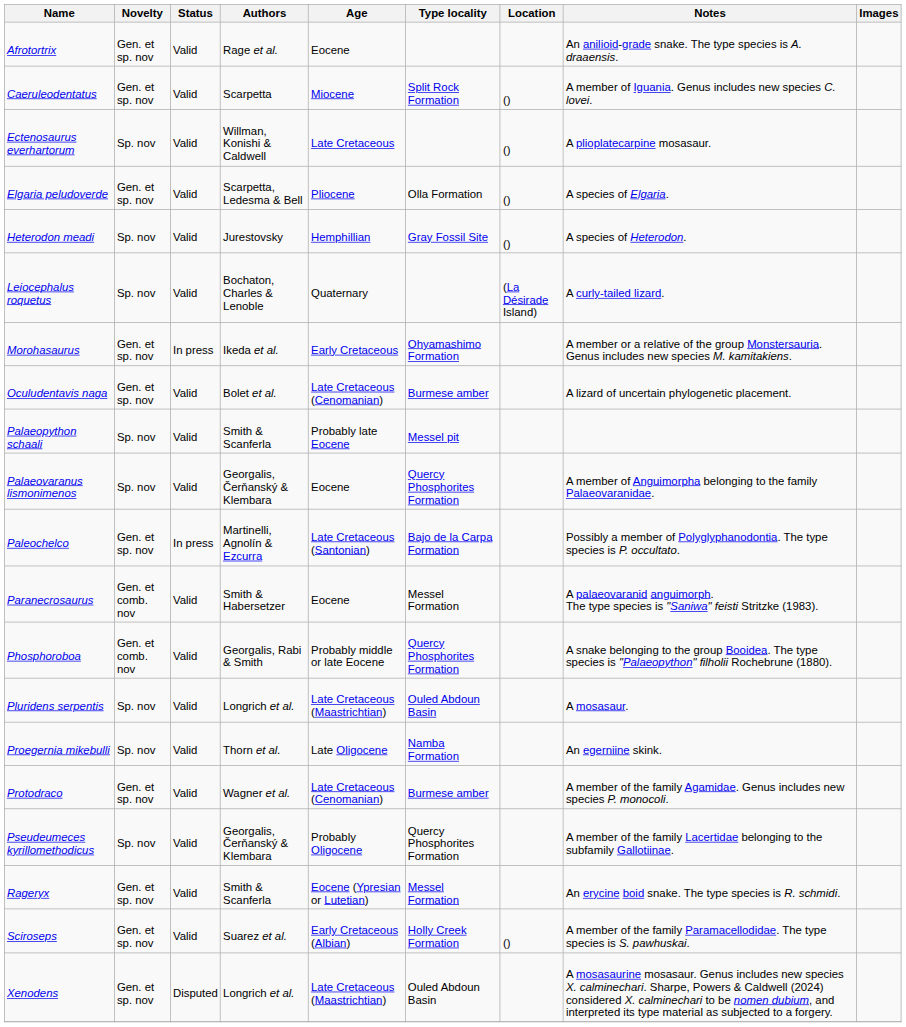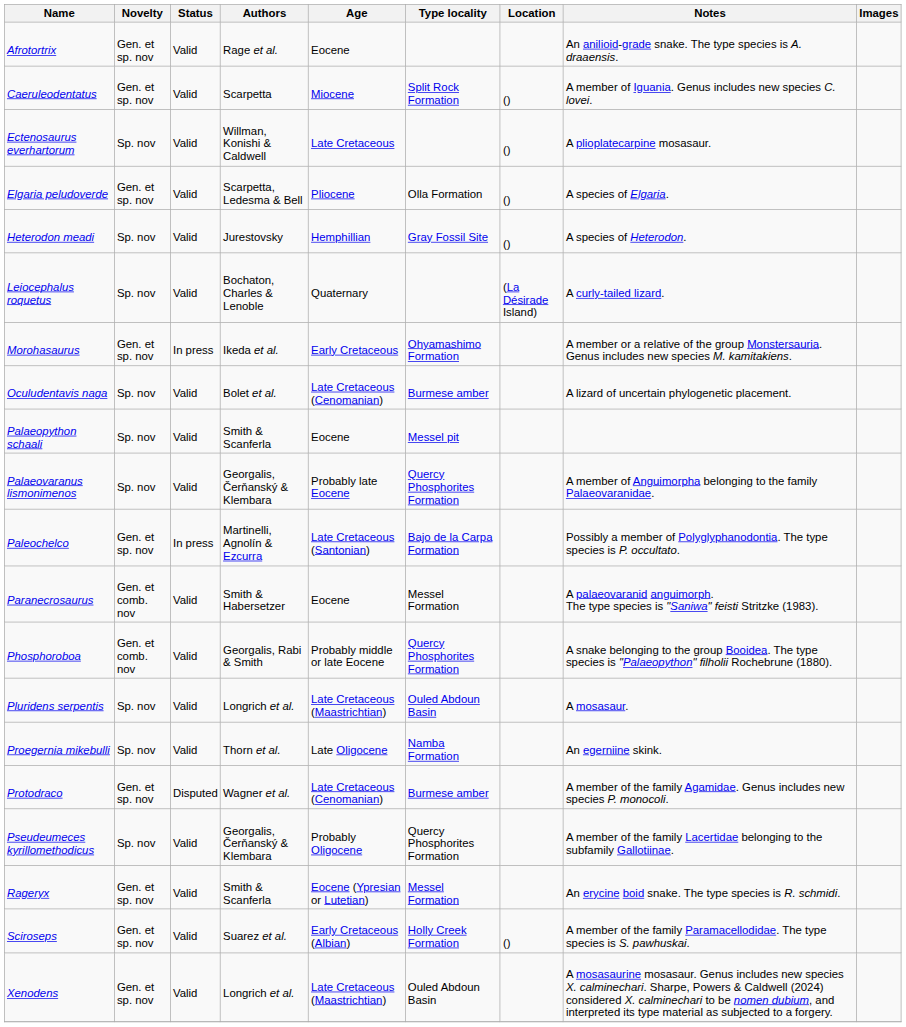(136, 394) Gen. et sp. nov -> (136, 394) Sp. nov
(344, 437) Probably late Eocene -> (330, 437) Eocene
(330, 487) Eocene -> (344, 487) Probably late Eocene
(185, 793) Valid -> (195, 793) Disputed
(195, 993) Disputed -> (185, 993) Valid
